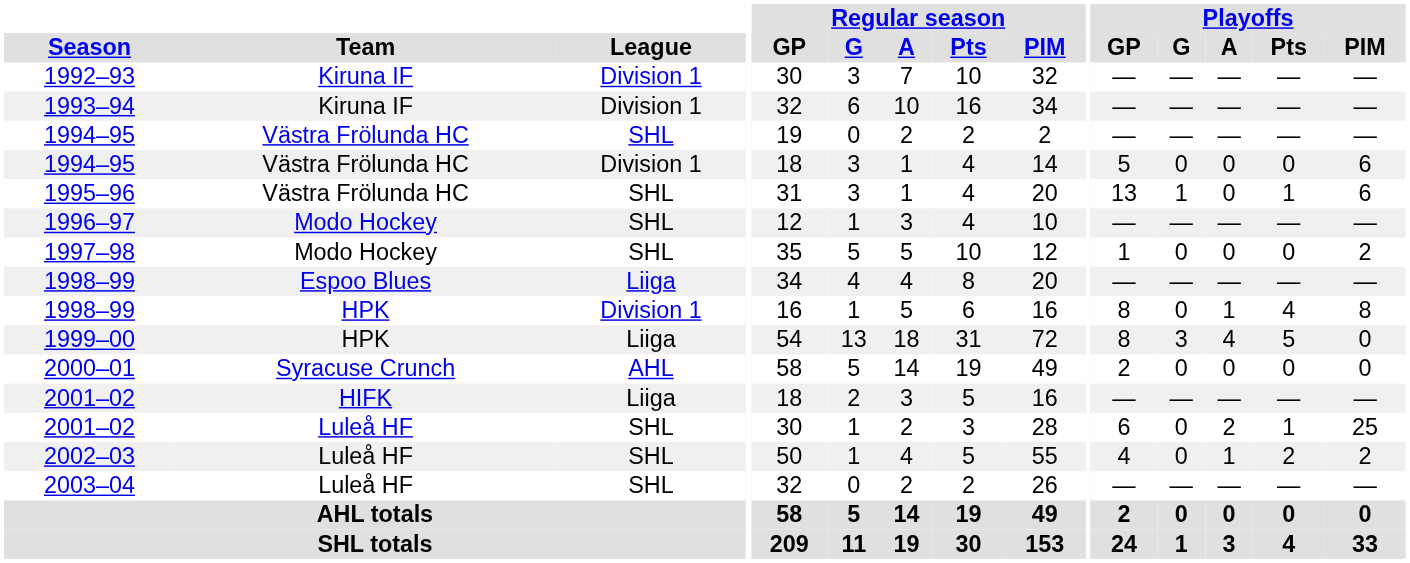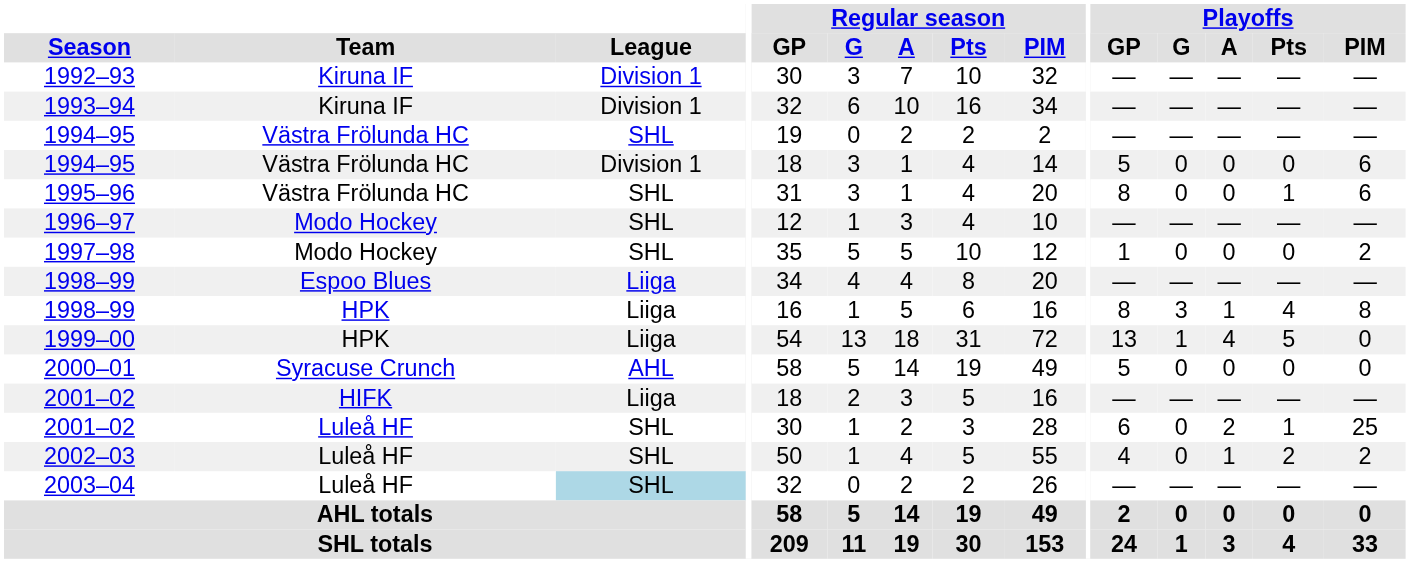(1124, 193) 13 -> (1124, 193) 8
(1181, 193) 1 -> (1181, 193) 0
(651, 310) Division 1 -> (651, 310) Liiga
(1181, 310) 0 -> (1181, 310) 3
(1124, 339) 8 -> (1124, 339) 13
(1181, 339) 3 -> (1181, 339) 1
(1124, 368) 2 -> (1124, 368) 5
(651, 485) no background -> (651, 485) lightblue background
